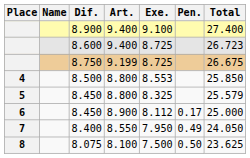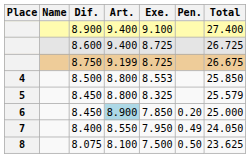(225, 46) 26.723 -> (225, 46) 26.725
(122, 112) no background -> (122, 112) lightblue background
(157, 112) 8.112 -> (157, 112) 7.850
(190, 112) 0.17 -> (190, 112) 0.20
